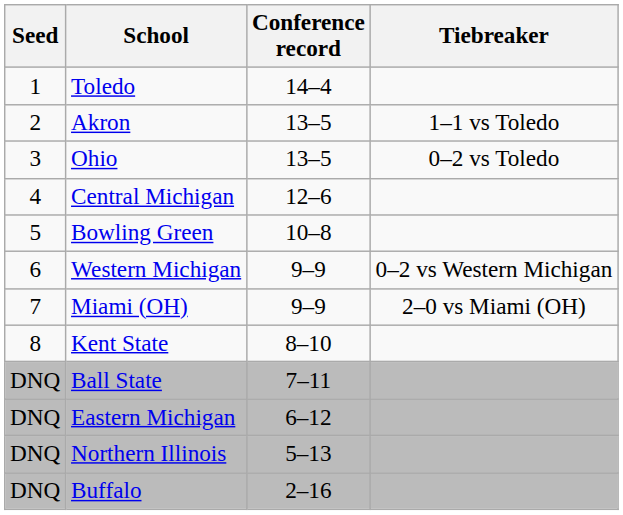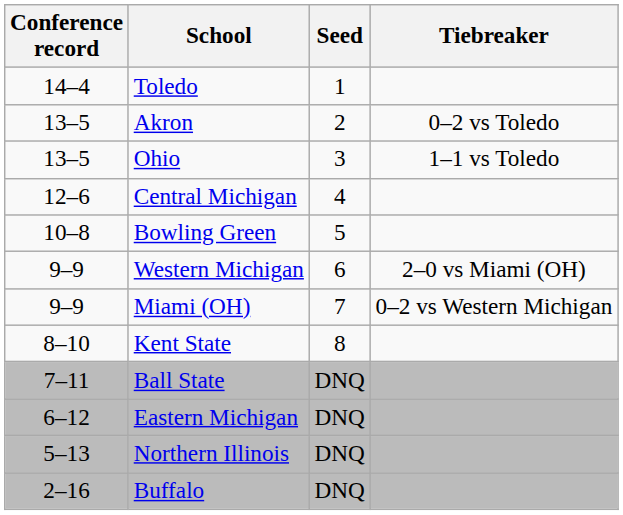columns swapped: (35, 35) <-> (308, 35)
(494, 122) 1–1 vs Toledo -> (494, 122) 0–2 vs Toledo
(494, 159) 0–2 vs Toledo -> (494, 159) 1–1 vs Toledo
(494, 269) 0–2 vs Western Michigan -> (494, 269) 2–0 vs Miami (OH)
(494, 306) 2–0 vs Miami (OH) -> (494, 306) 0–2 vs Western Michigan
